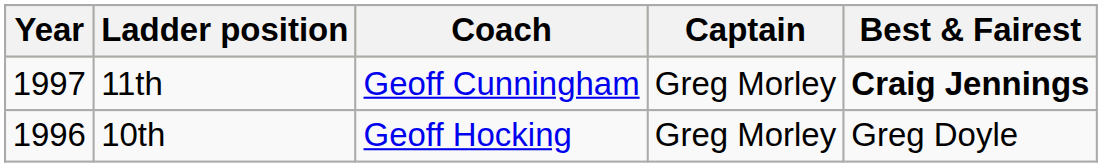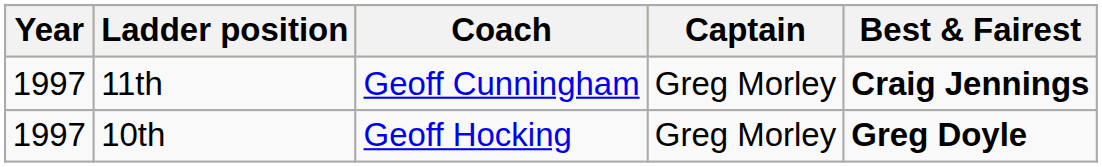(49, 135) 1996 -> (49, 135) 1997
(935, 135) normal -> (939, 135) bold
